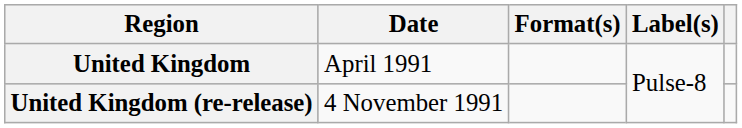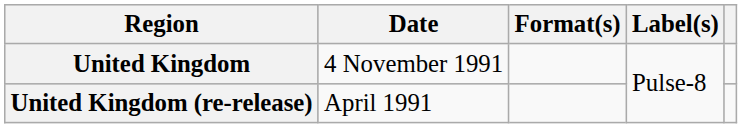(378, 63) April 1991 -> (414, 63) 4 November 1991
(414, 102) 4 November 1991 -> (378, 102) April 1991
